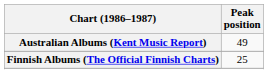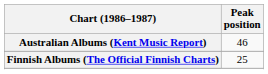(242, 42) 49 -> (242, 42) 46
